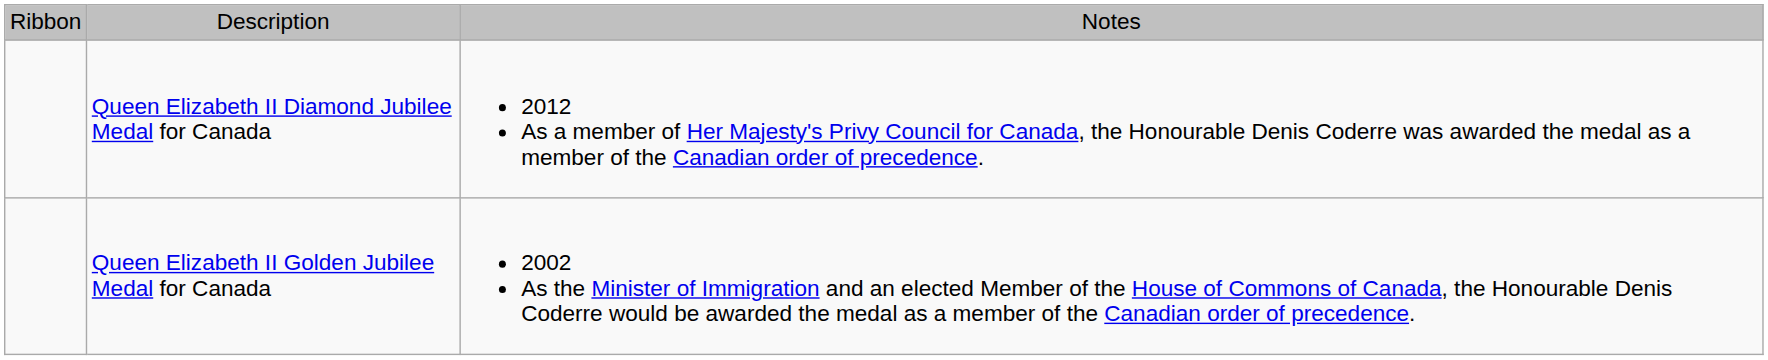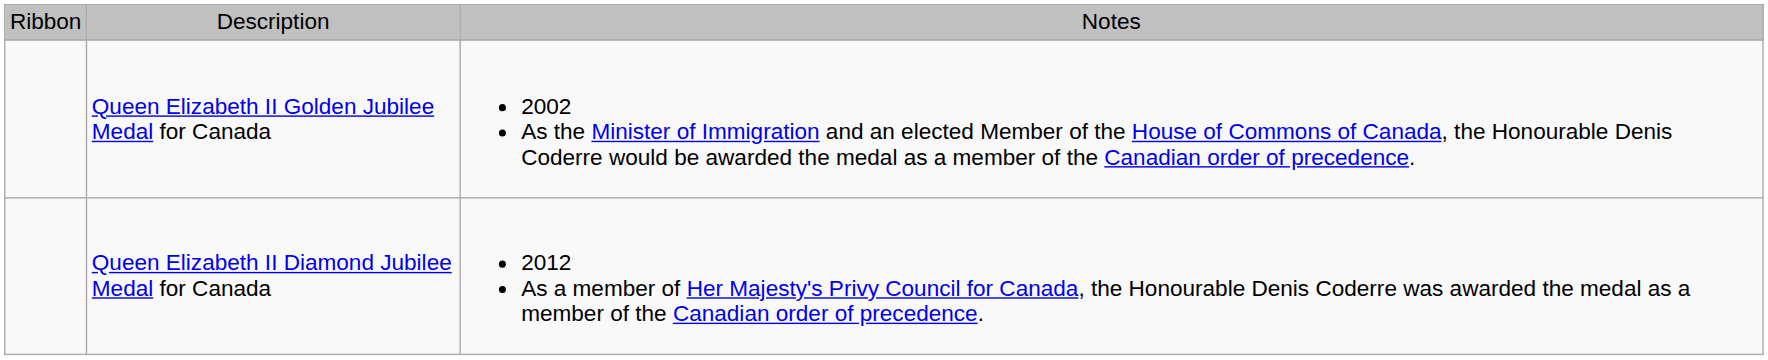rows swapped: (263, 275) <-> (272, 118)
